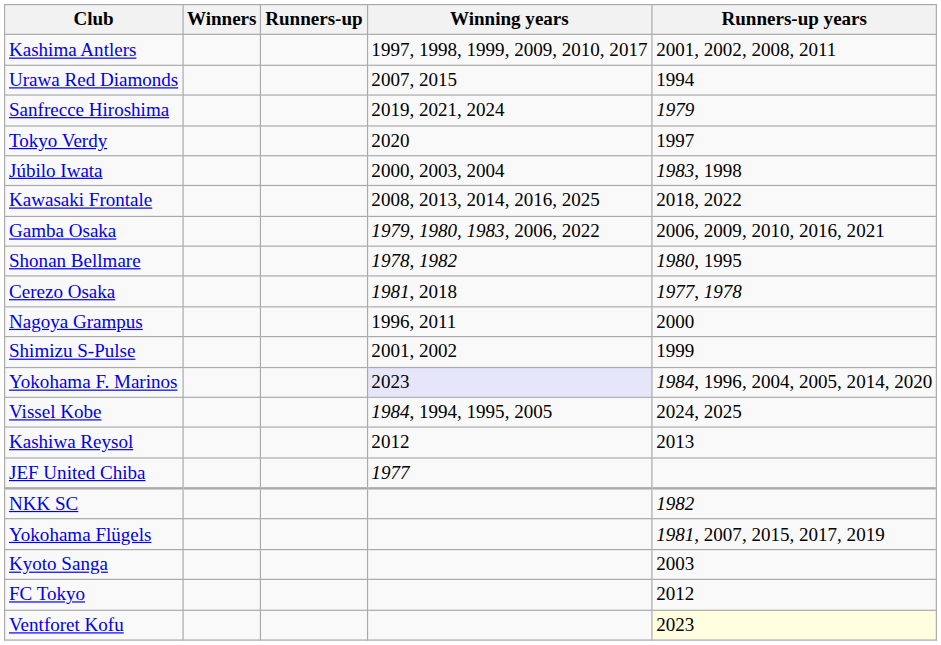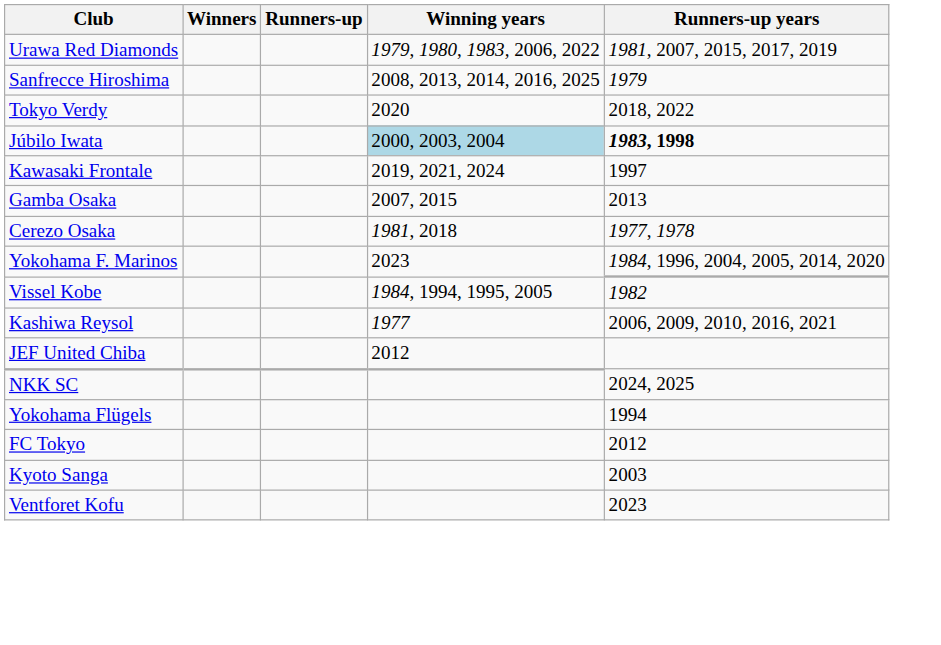- row: (73, 49)
(414, 79) 2007, 2015 -> (486, 49) 1979, 1980, 1983, 2006, 2022
(675, 79) 1994 -> (723, 49) 1981, 2007, 2015, 2017, 2019
(438, 110) 2019, 2021, 2024 -> (486, 79) 2008, 2013, 2014, 2016, 2025
(675, 140) 1997 -> (651, 110) 2018, 2022
(438, 170) no background -> (438, 140) lightblue background
(699, 170) normal -> (651, 140) bold
(486, 200) 2008, 2013, 2014, 2016, 2025 -> (438, 170) 2019, 2021, 2024
(699, 200) 2018, 2022 -> (628, 170) 1997
(486, 230) 1979, 1980, 1983, 2006, 2022 -> (414, 200) 2007, 2015
(770, 230) 2006, 2009, 2010, 2016, 2021 -> (628, 200) 2013
- row: (75, 261)
- row: (76, 321)
- row: (72, 351)
(390, 381) lavender background -> (390, 261) no background
(699, 412) 2024, 2025 -> (628, 292) 1982
(390, 442) 2012 -> (390, 322) 1977
(675, 442) 2013 -> (723, 322) 2006, 2009, 2010, 2016, 2021
(390, 472) 1977 -> (390, 352) 2012
(675, 503) 1982 -> (651, 384) 2024, 2025
(770, 534) 1981, 2007, 2015, 2017, 2019 -> (628, 414) 1994
rows swapped: (58, 564) <-> (47, 594)
(675, 624) lightyellow background -> (628, 505) no background
